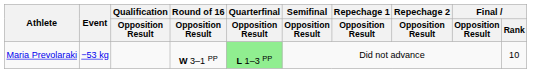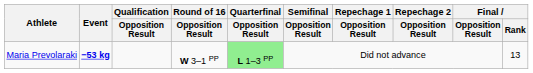(95, 55) normal -> (95, 55) bold
(514, 55) 10 -> (515, 55) 13
